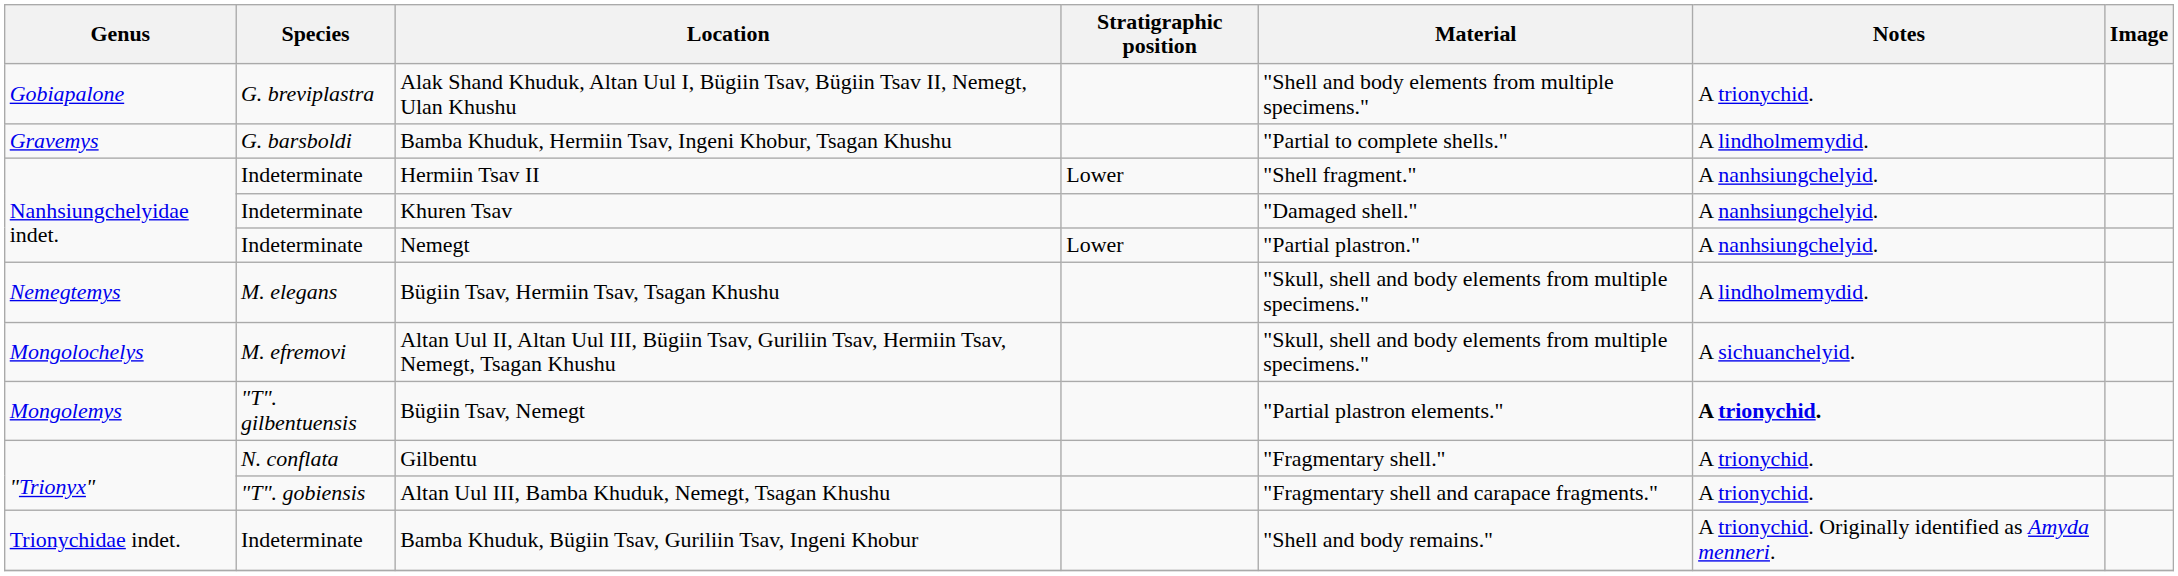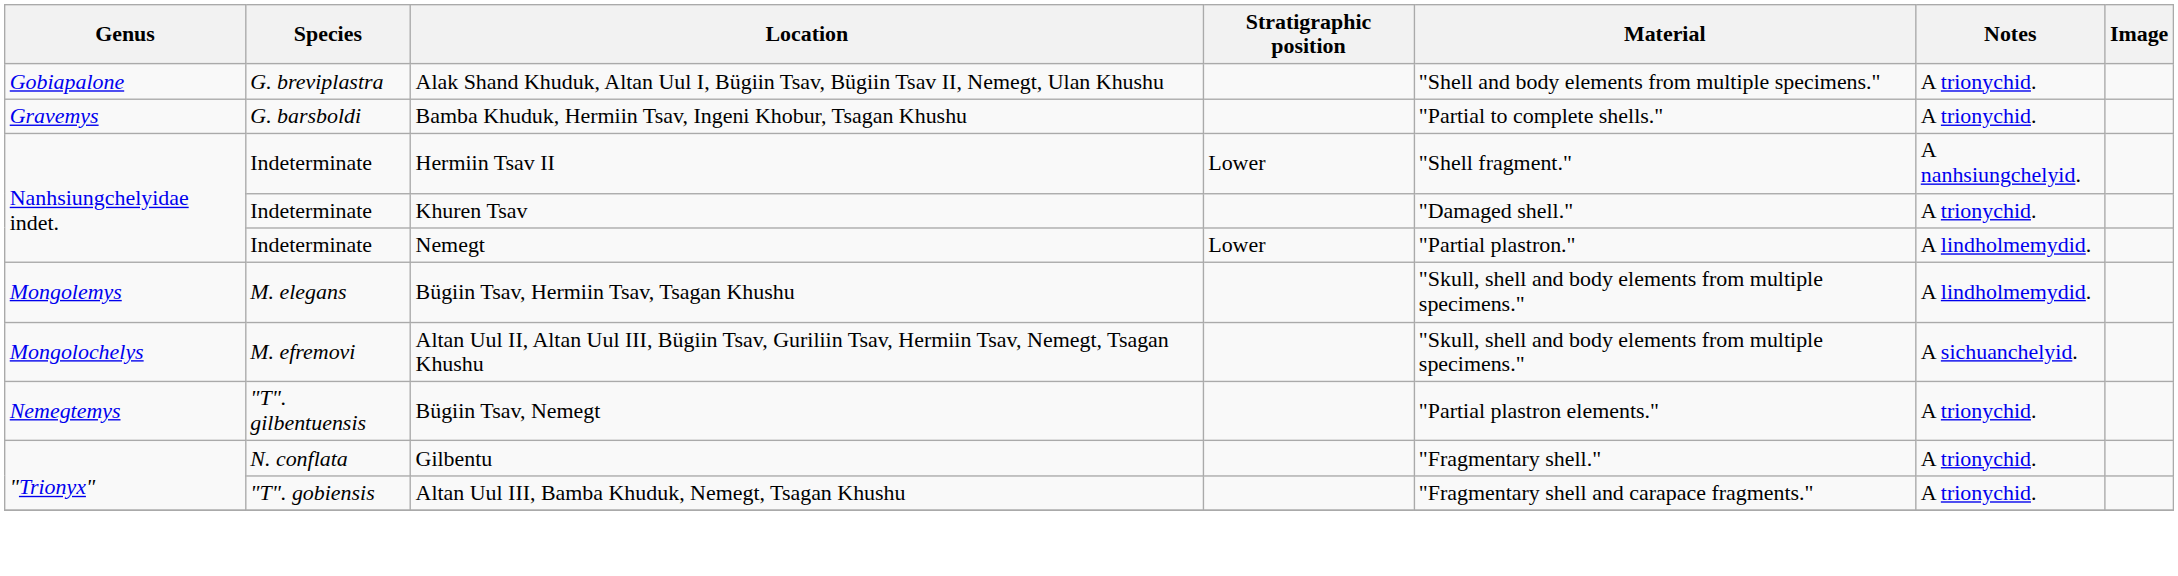(1783, 140) A lindholmemydid. -> (1979, 116) A trionychid.
(1788, 210) A nanhsiungchelyid. -> (1979, 210) A trionychid.
(1788, 245) A nanhsiungchelyid. -> (2006, 245) A lindholmemydid.
(65, 292) Nemegtemys -> (66, 292) Mongolemys
(66, 410) Mongolemys -> (65, 410) Nemegtemys
(1760, 410) bold -> (1979, 410) normal
- row: (659, 539)
